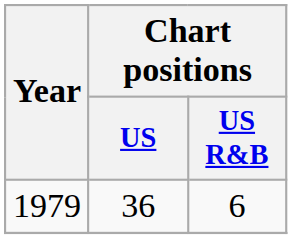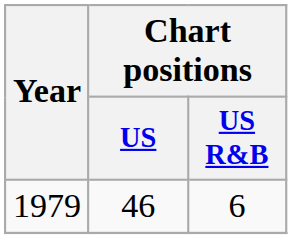(138, 205) 36 -> (138, 205) 46
